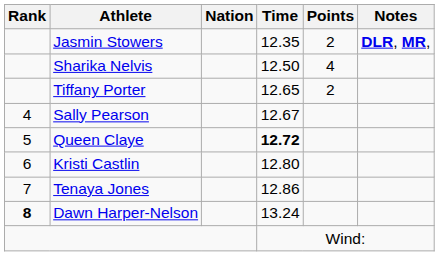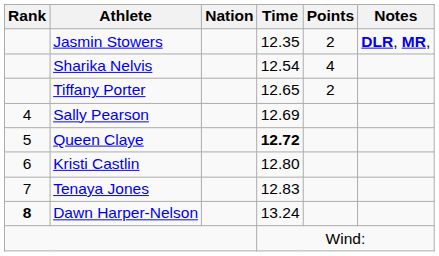(280, 66) 12.50 -> (280, 66) 12.54
(280, 115) 12.67 -> (280, 115) 12.69
(280, 189) 12.86 -> (280, 189) 12.83
